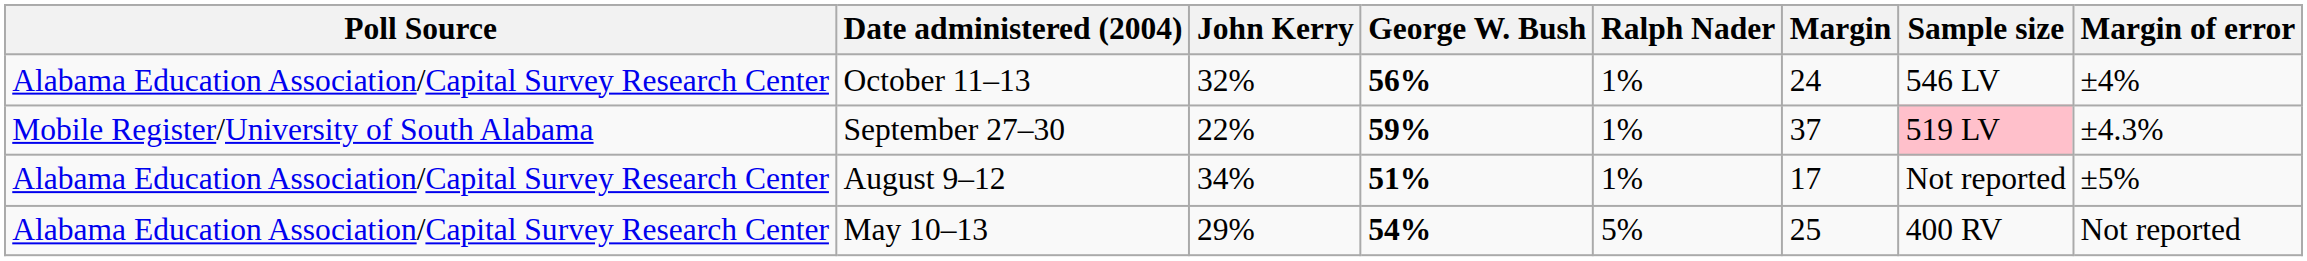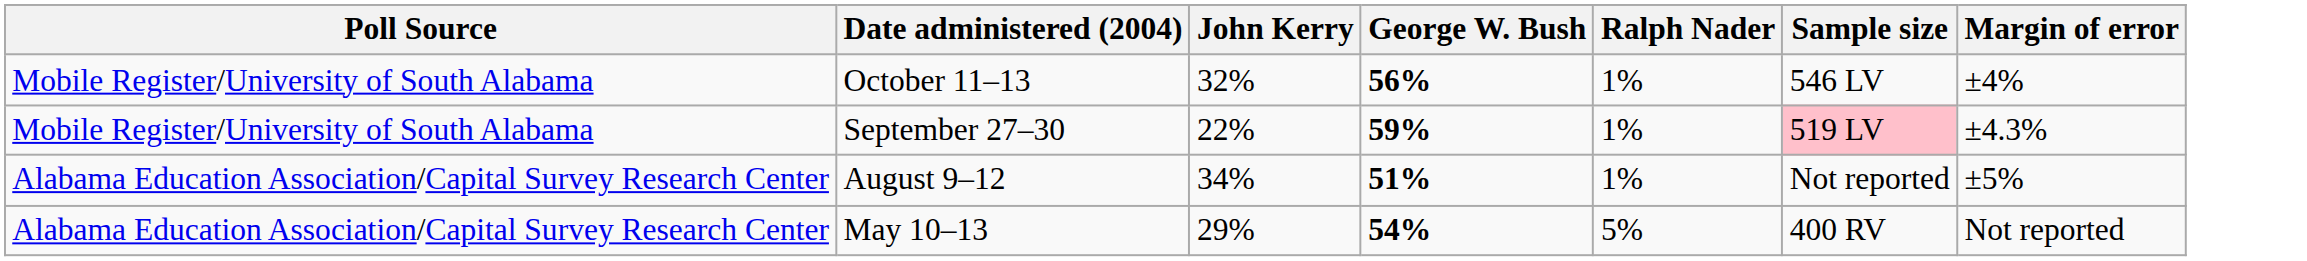- column: (1840, 29)
(421, 79) Alabama Education Association/Capital Survey Research Center -> (303, 79) Mobile Register/University of South Alabama
